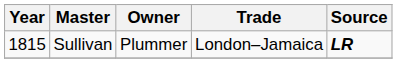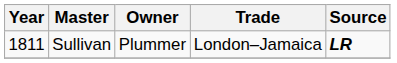(27, 44) 1815 -> (26, 44) 1811
